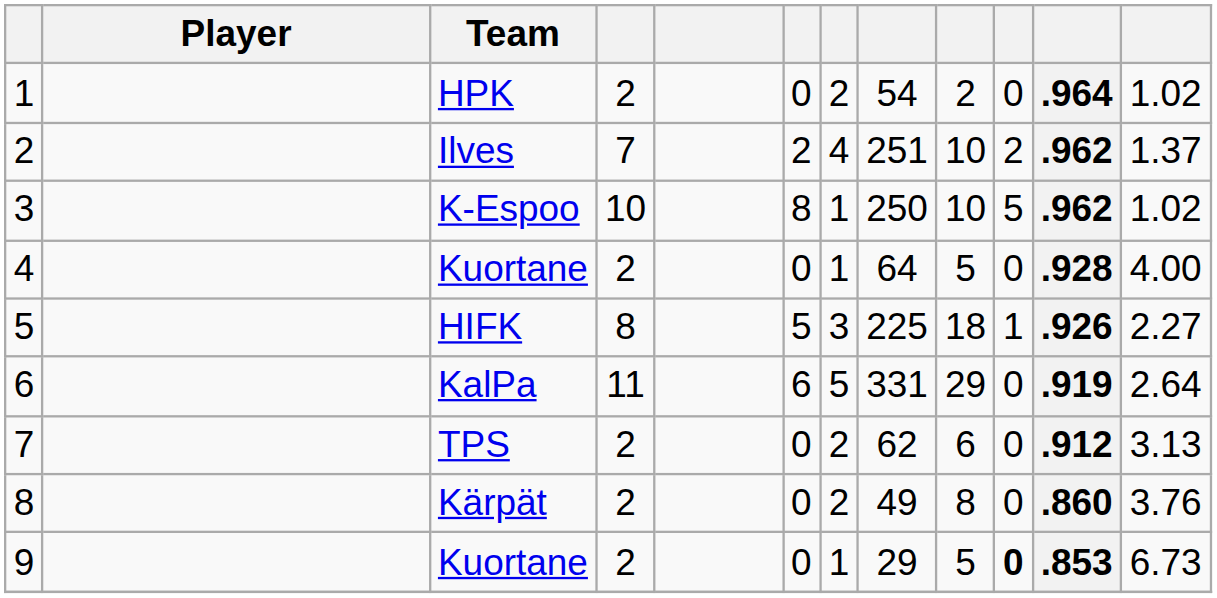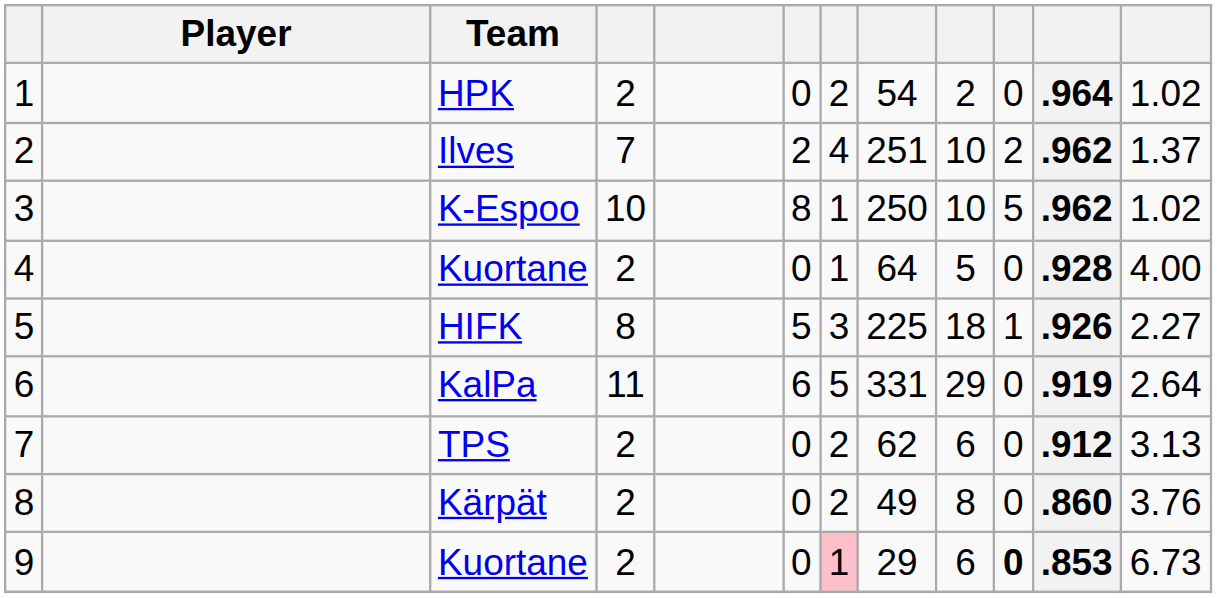(839, 561) no background -> (839, 561) pink background
(966, 561) 5 -> (966, 561) 6
